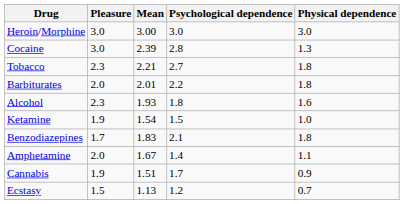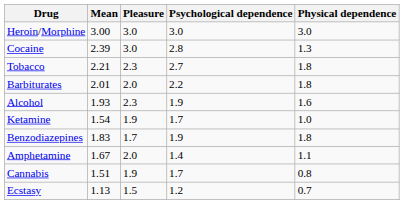columns swapped: (150, 13) <-> (111, 13)
(176, 102) 1.8 -> (176, 102) 1.9
(176, 119) 1.5 -> (176, 119) 1.7
(176, 137) 2.1 -> (176, 137) 1.9
(305, 173) 0.9 -> (305, 173) 0.8
